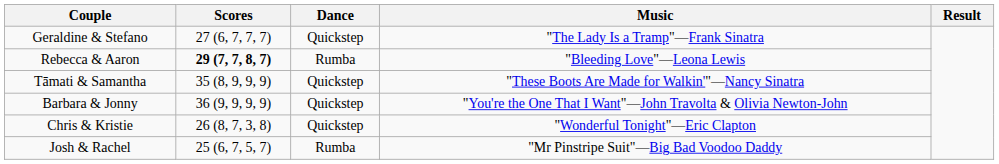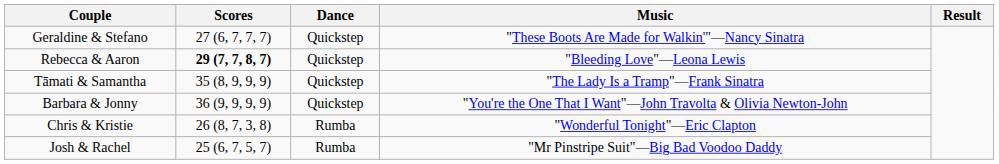(655, 37) "The Lady Is a Tramp"—Frank Sinatra -> (655, 37) "These Boots Are Made for Walkin'"—Nancy Sinatra
(335, 59) Rumba -> (335, 59) Quickstep
(655, 81) "These Boots Are Made for Walkin'"—Nancy Sinatra -> (655, 81) "The Lady Is a Tramp"—Frank Sinatra
(335, 125) Quickstep -> (335, 125) Rumba
